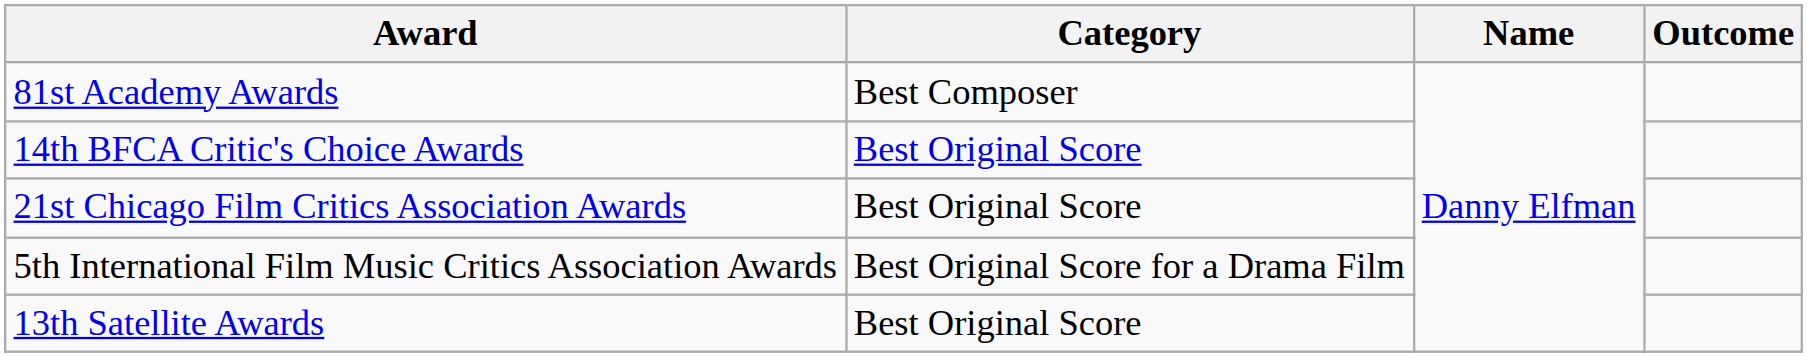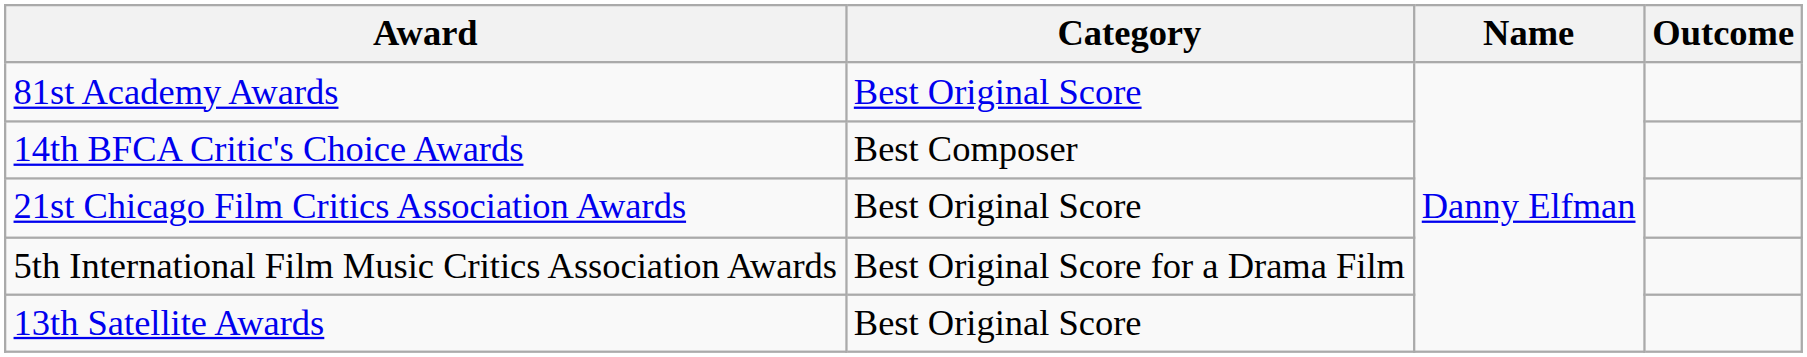(966, 91) Best Composer -> (998, 91) Best Original Score
(998, 149) Best Original Score -> (966, 149) Best Composer
